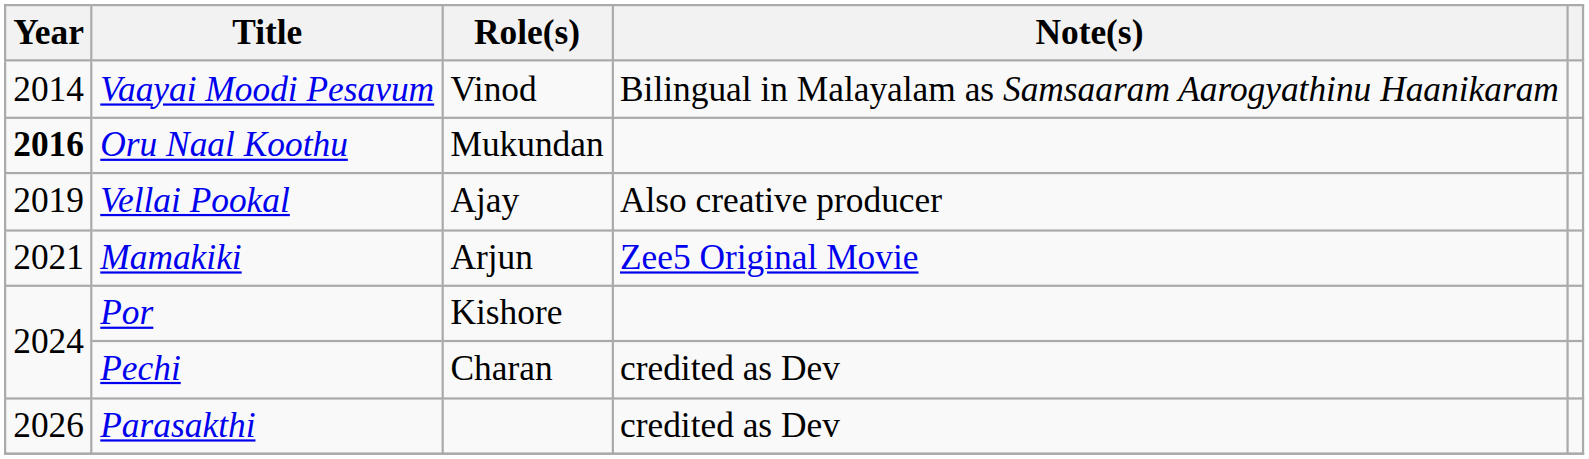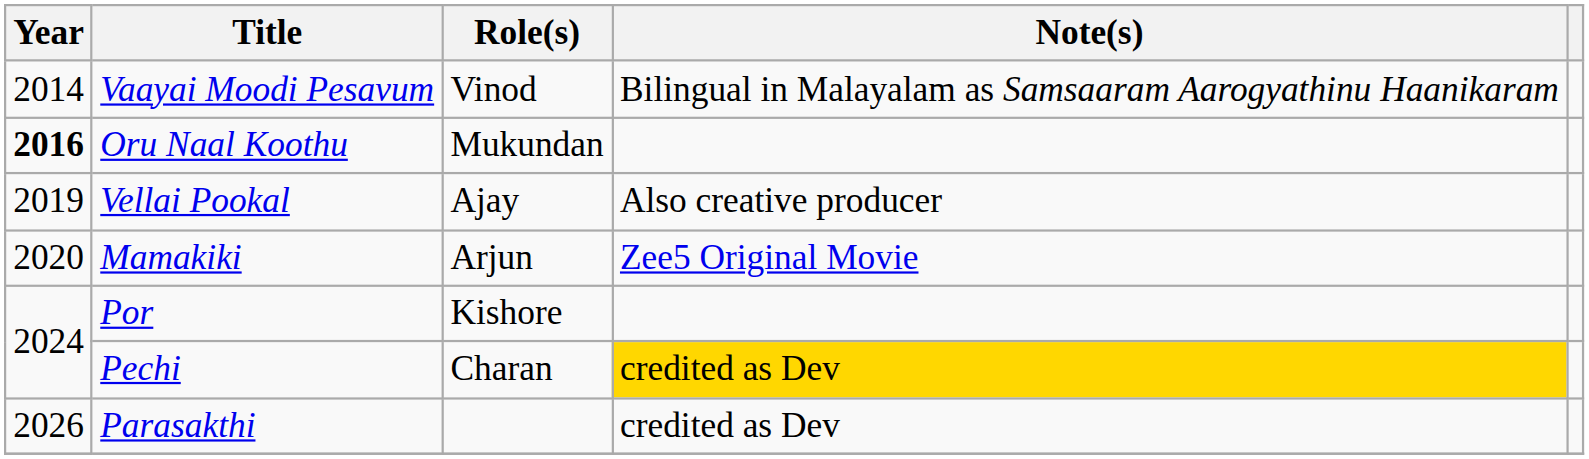(49, 256) 2021 -> (49, 256) 2020
(730, 369) no background -> (730, 369) gold background
